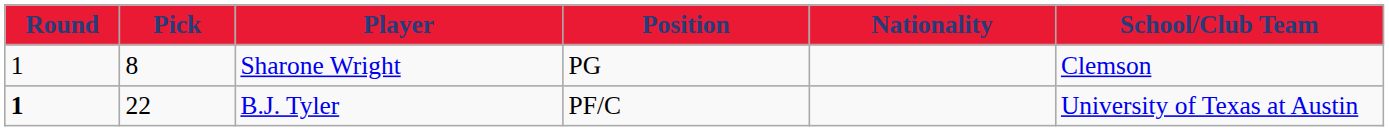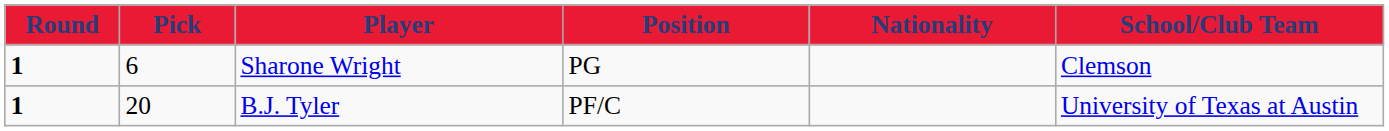(17, 65) normal -> (17, 65) bold
(132, 65) 8 -> (132, 65) 6
(138, 105) 22 -> (138, 105) 20
